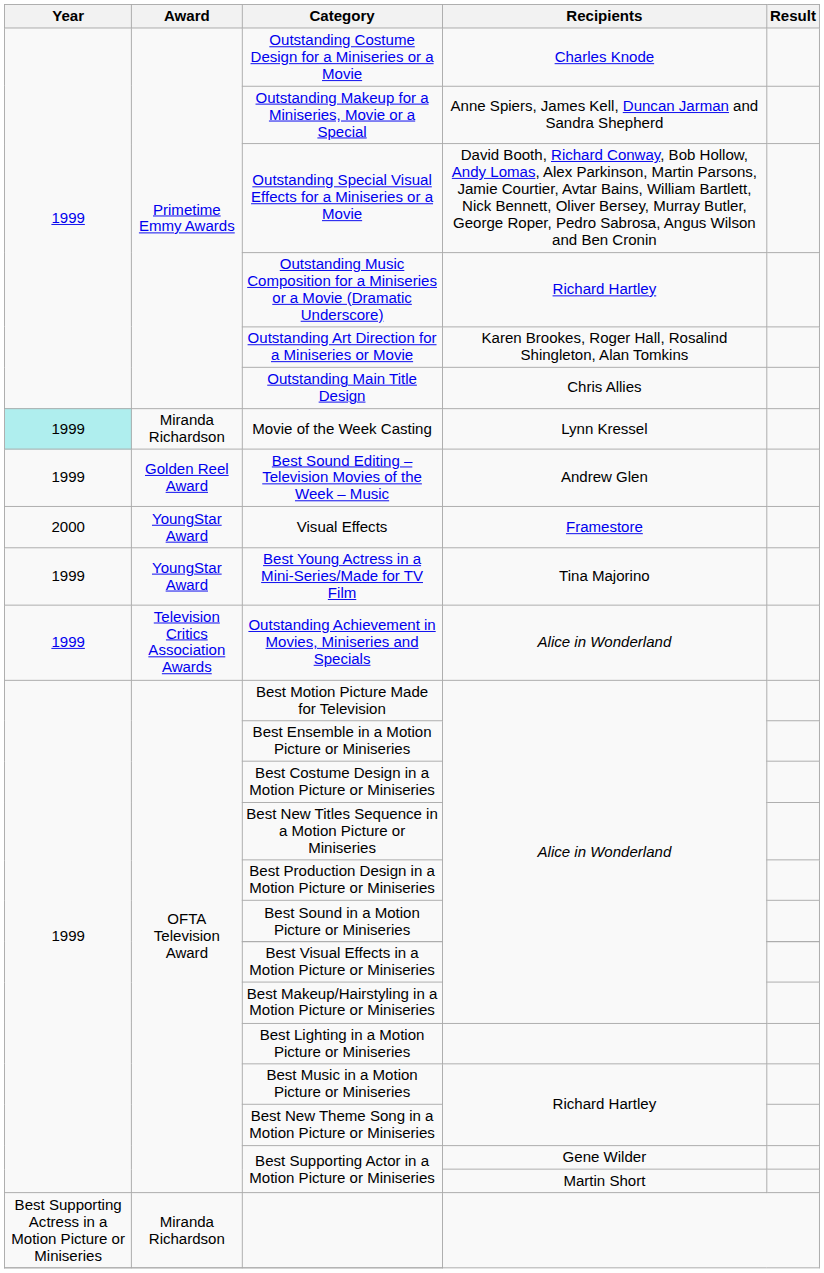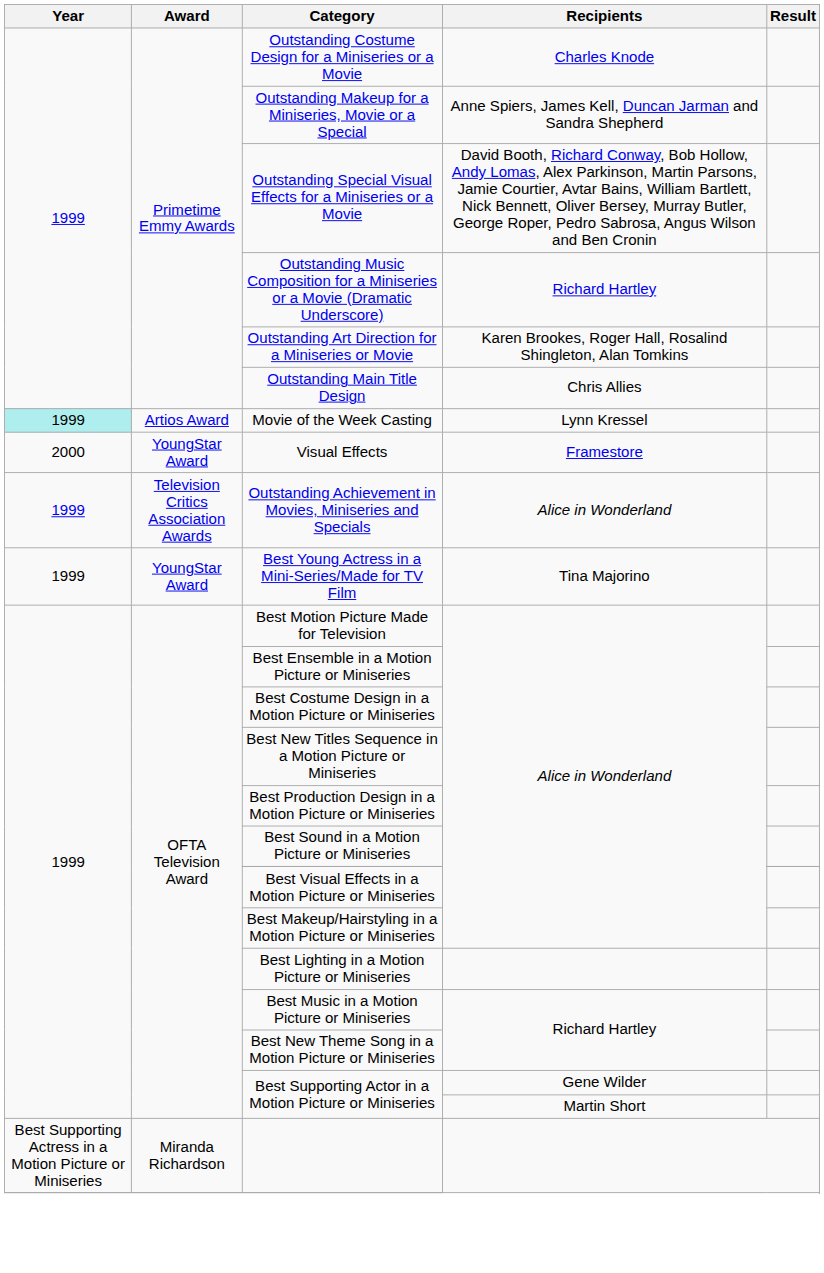(187, 428) Miranda Richardson -> (187, 420) Artios Award
- row: (342, 477)
rows swapped: (342, 642) <-> (342, 576)
